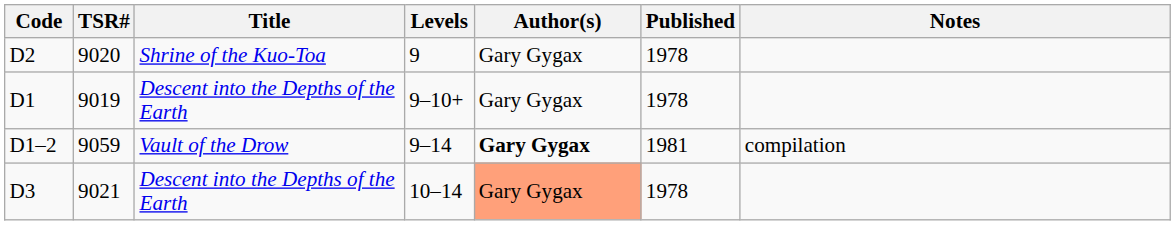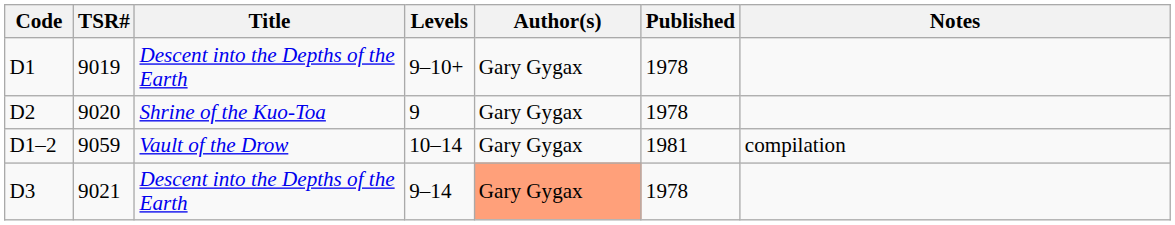rows swapped: (22, 100) <-> (22, 54)
(430, 145) 9–14 -> (436, 145) 10–14
(534, 145) bold -> (531, 145) normal
(436, 190) 10–14 -> (430, 190) 9–14
